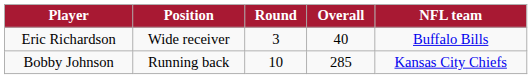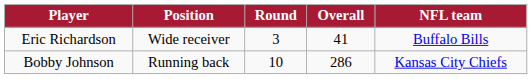(341, 39) 40 -> (341, 39) 41
(341, 62) 285 -> (341, 62) 286
